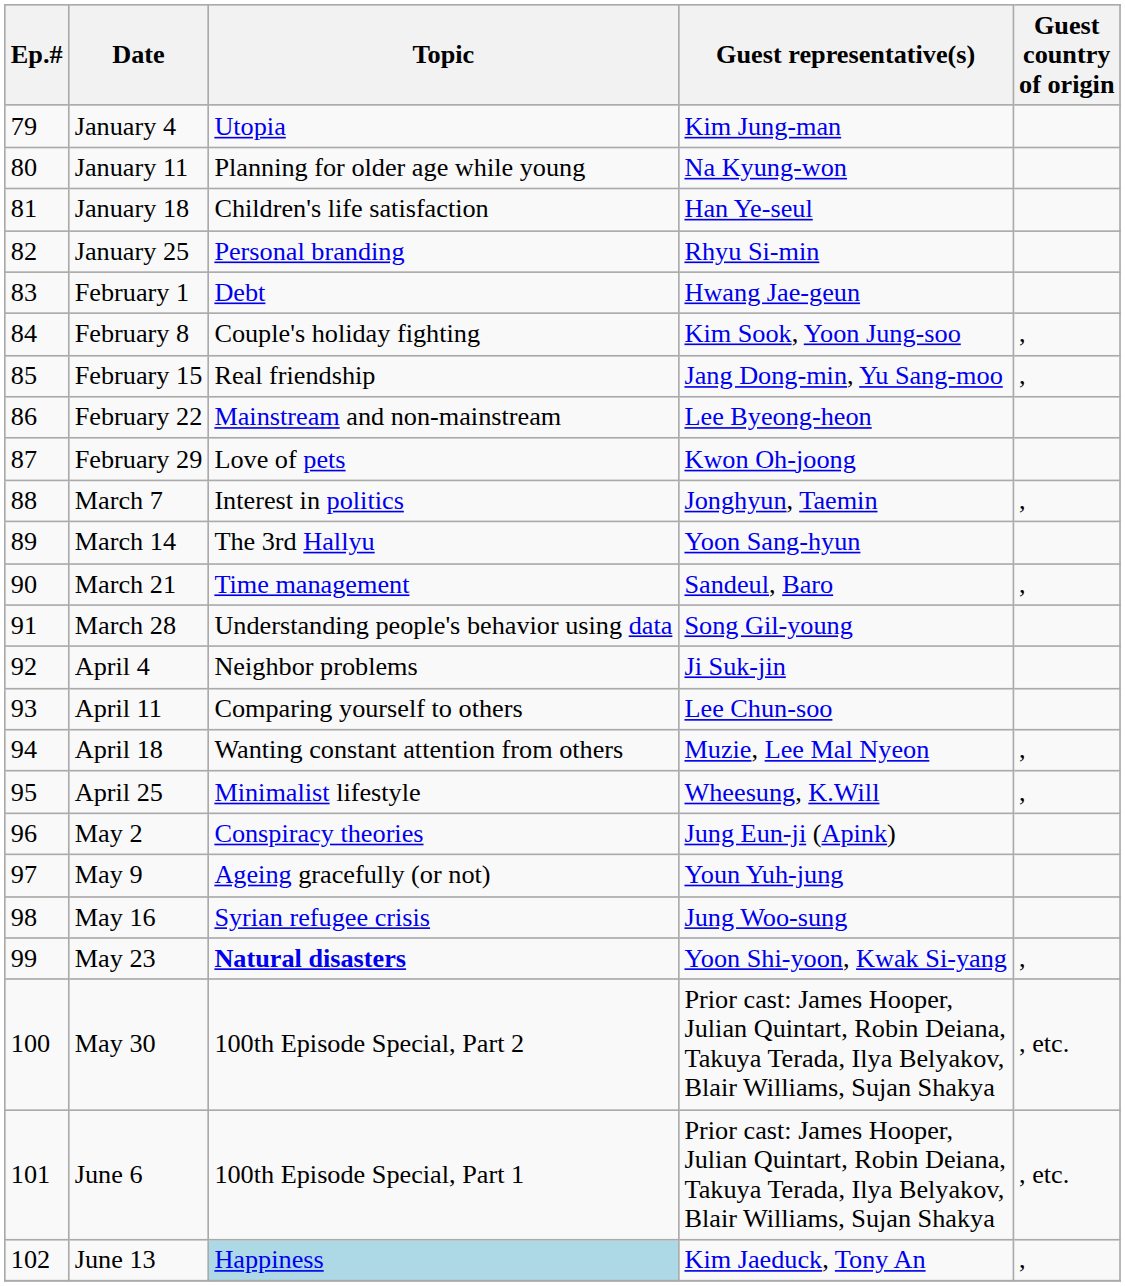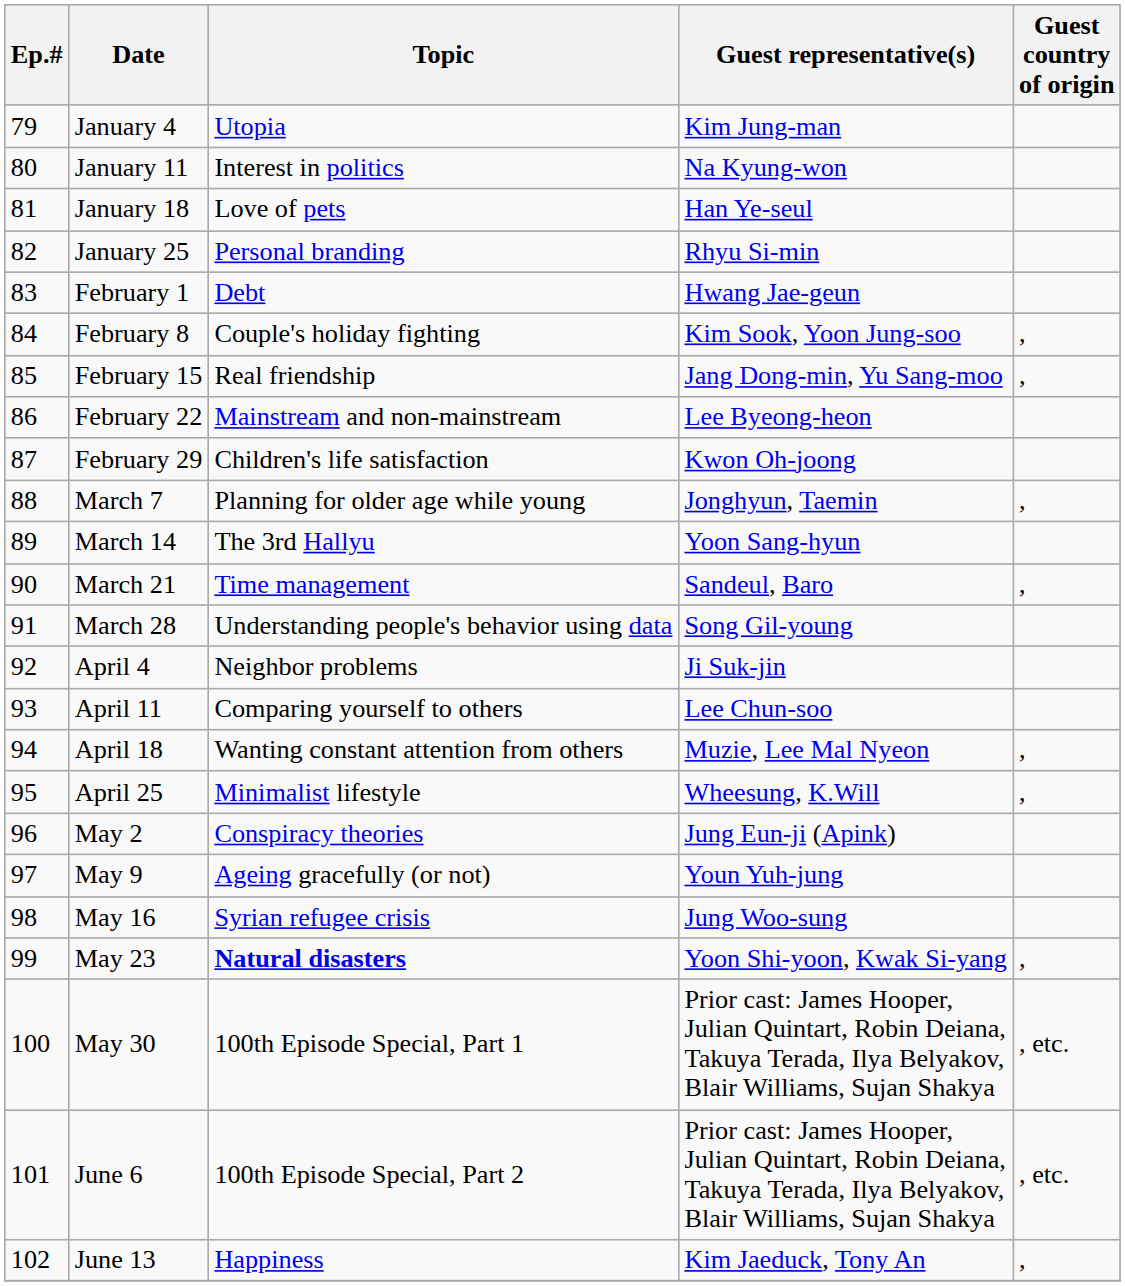(400, 167) Planning for older age while young -> (309, 167) Interest in politics
(352, 209) Children's life satisfaction -> (280, 209) Love of pets
(280, 458) Love of pets -> (352, 458) Children's life satisfaction
(309, 500) Interest in politics -> (400, 500) Planning for older age while young
(369, 1044) 100th Episode Special, Part 2 -> (369, 1044) 100th Episode Special, Part 1
(369, 1174) 100th Episode Special, Part 1 -> (369, 1174) 100th Episode Special, Part 2
(269, 1260) lightblue background -> (269, 1260) no background
